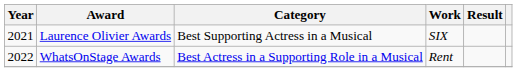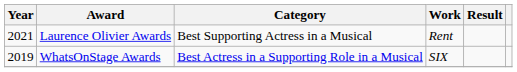(438, 35) SIX -> (441, 35) Rent
(21, 56) 2022 -> (21, 56) 2019
(441, 56) Rent -> (438, 56) SIX
